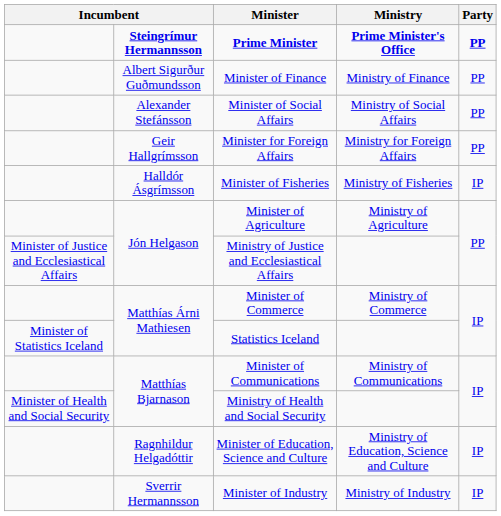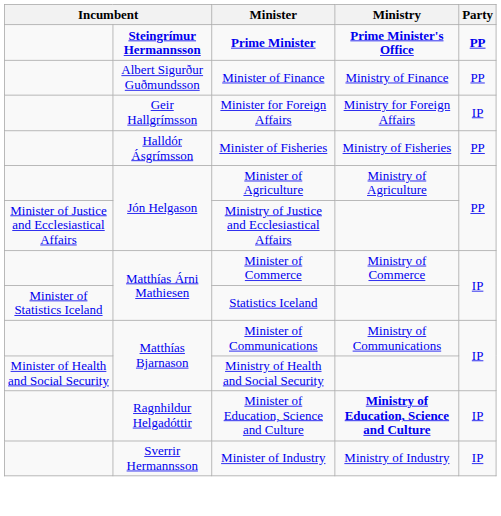- row: (275, 112)
(478, 148) PP -> (478, 112) IP
(478, 183) IP -> (478, 148) PP
(398, 450) normal -> (397, 415) bold
